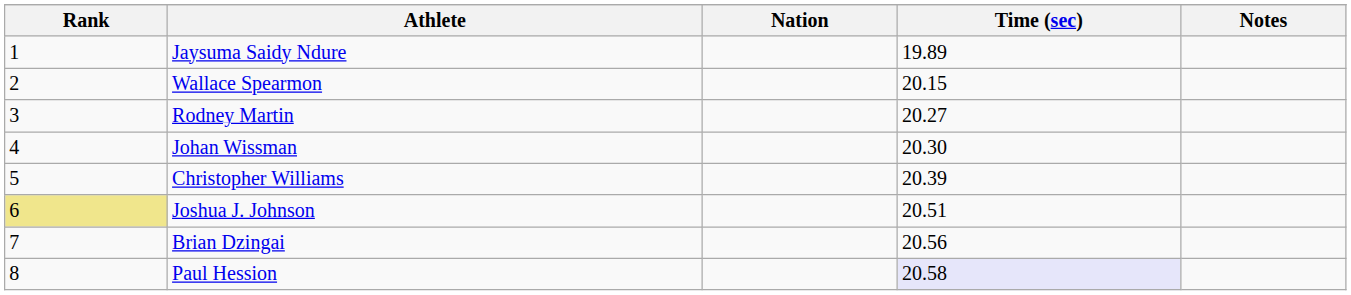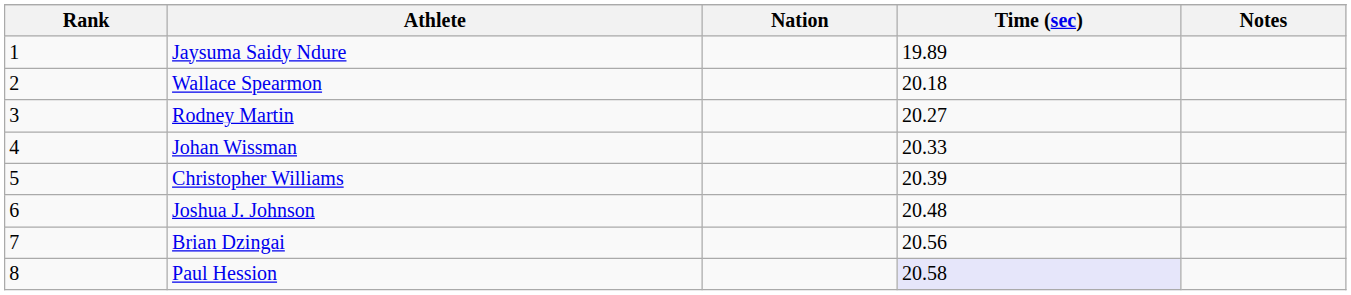(924, 83) 20.15 -> (924, 83) 20.18
(924, 147) 20.30 -> (924, 147) 20.33
(14, 210) khaki background -> (14, 210) no background
(924, 210) 20.51 -> (924, 210) 20.48
